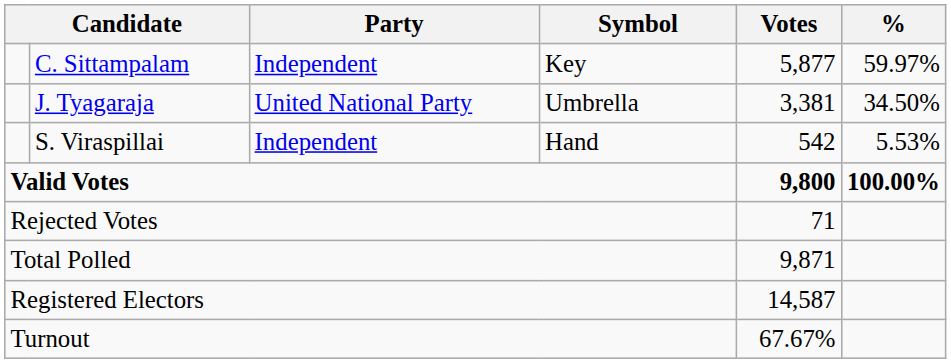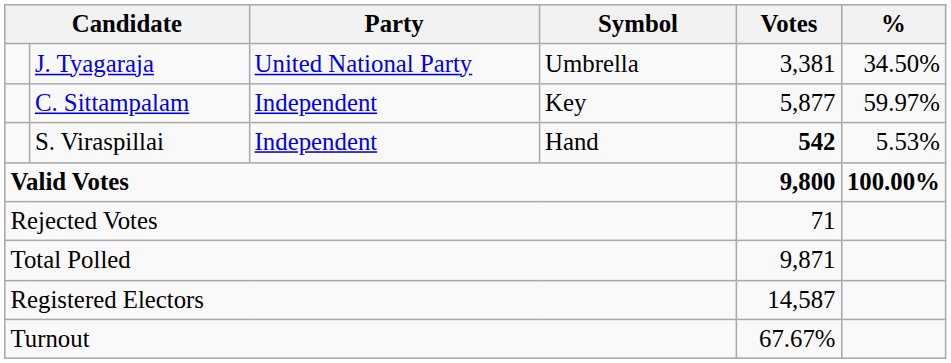rows swapped: (112, 63) <-> (94, 102)
(817, 142) normal -> (817, 142) bold
